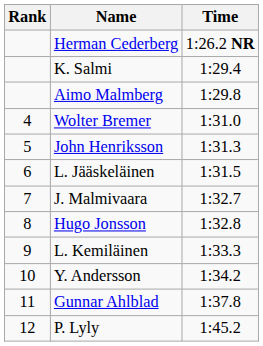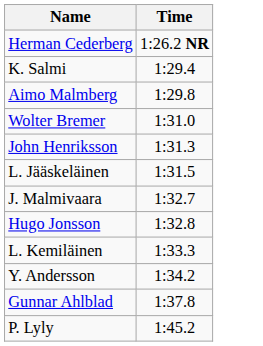- column: (27, 17)
